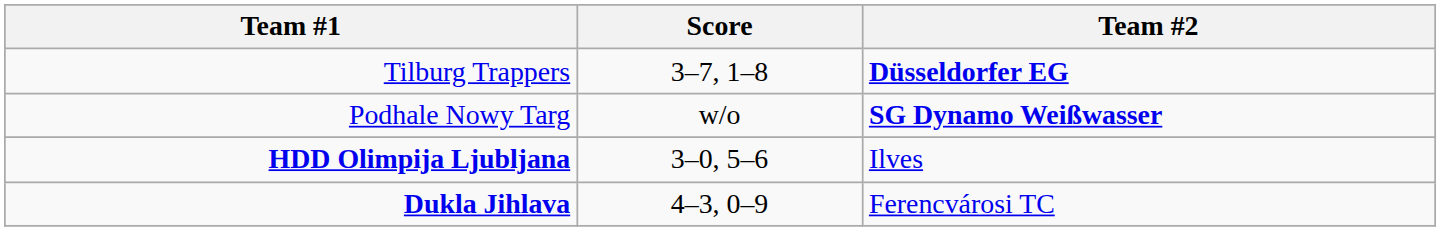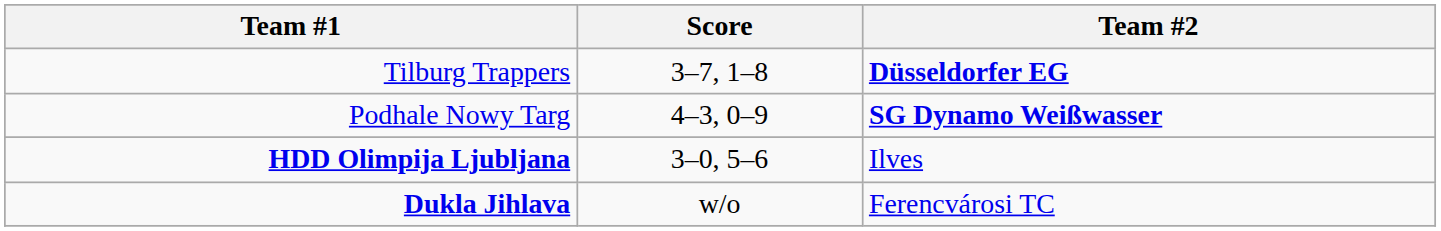(720, 114) w/o -> (720, 114) 4–3, 0–9
(720, 203) 4–3, 0–9 -> (720, 203) w/o
